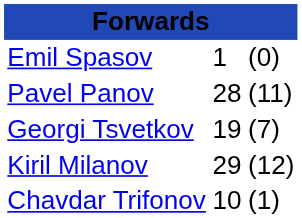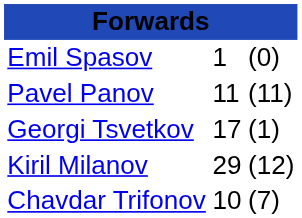(227, 93) 28 -> (226, 93) 11
(227, 129) 19 -> (227, 129) 17
(264, 129) (7) -> (264, 129) (1)
(264, 200) (1) -> (264, 200) (7)
